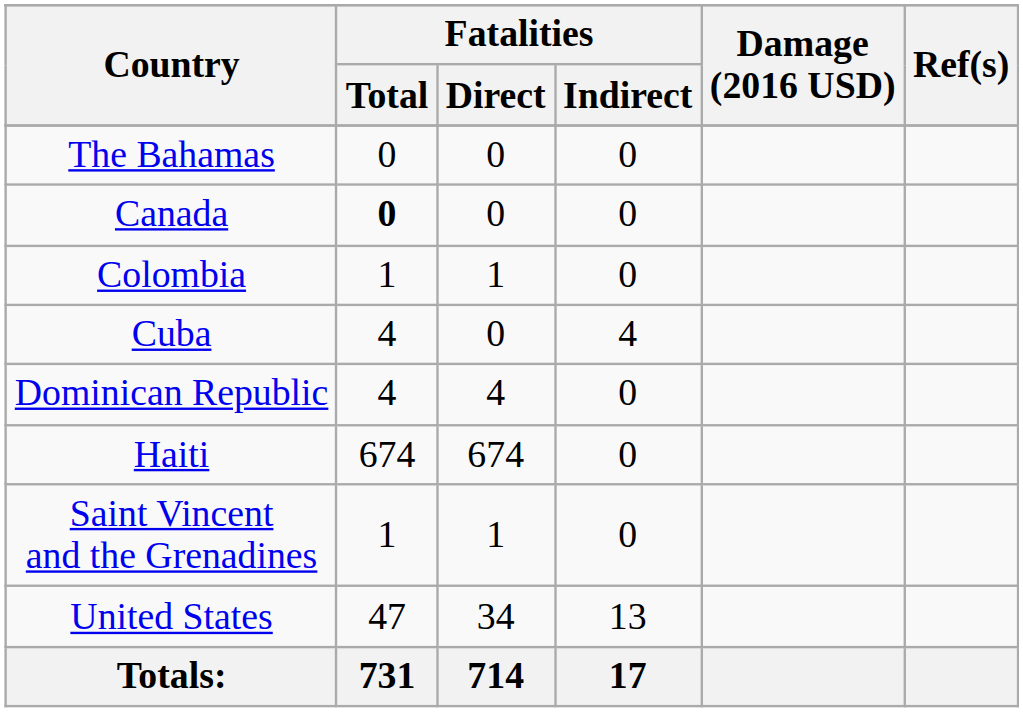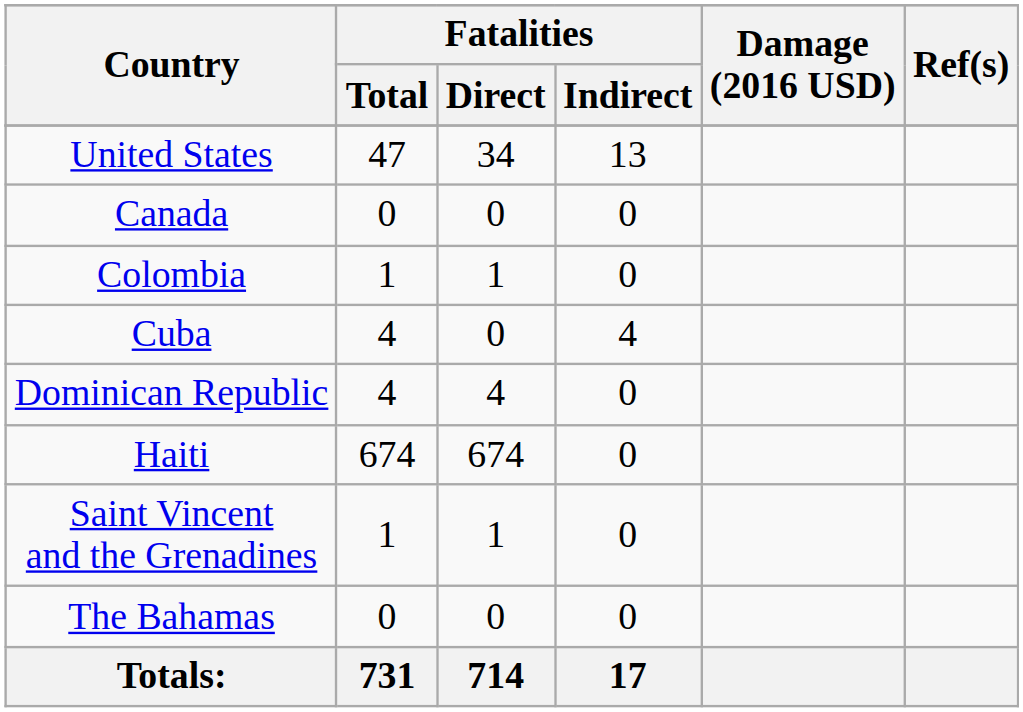rows swapped: (172, 154) <-> (172, 615)
(387, 214) bold -> (387, 214) normal
